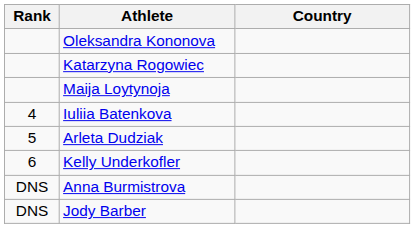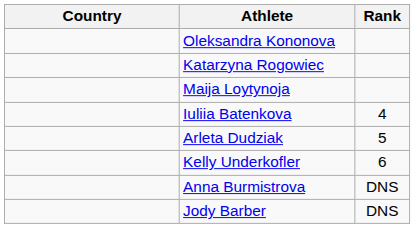columns swapped: (32, 16) <-> (322, 16)
